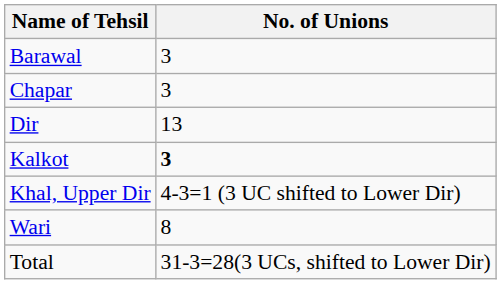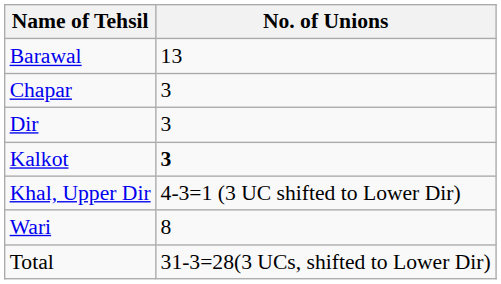(166, 55) 3 -> (171, 55) 13
(171, 124) 13 -> (166, 124) 3
